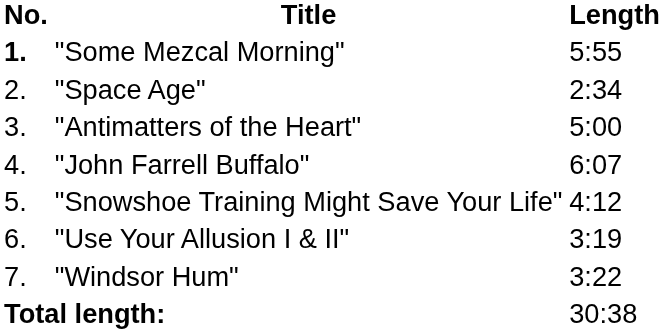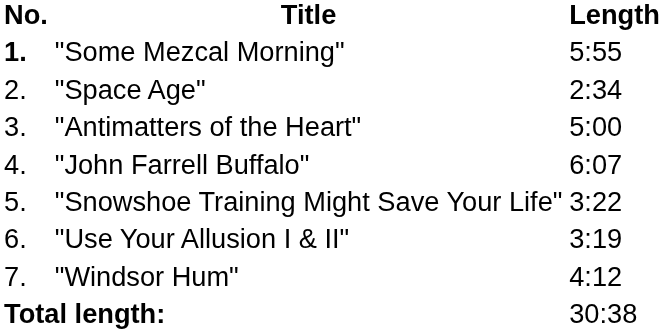(596, 202) 4:12 -> (596, 202) 3:22
(596, 276) 3:22 -> (596, 276) 4:12
